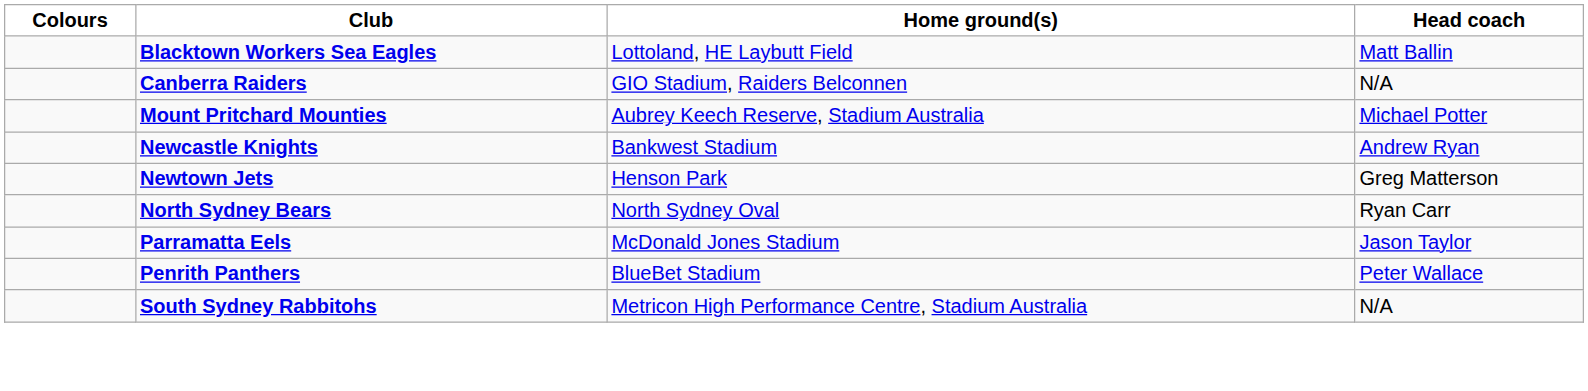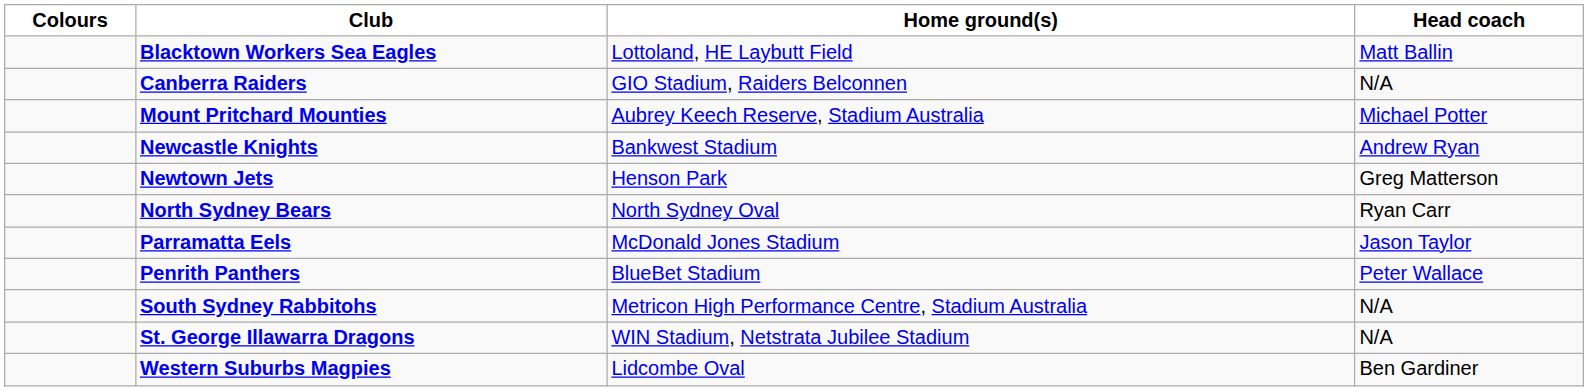+ row: (277, 337)
+ row: (265, 369)
